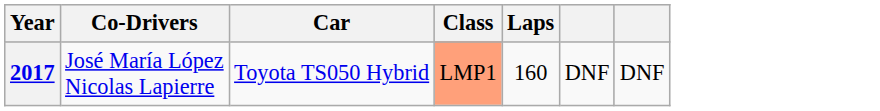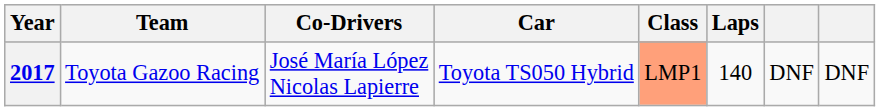+ column: (162, 23)
(531, 73) 160 -> (735, 73) 140
